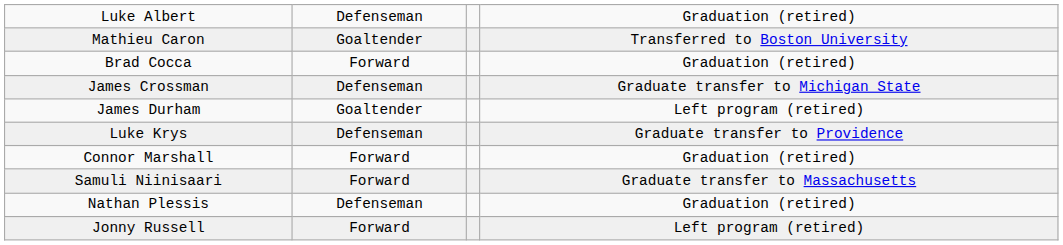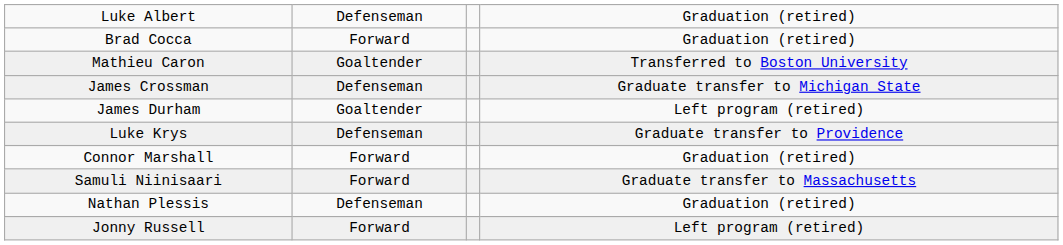rows swapped: (148, 40) <-> (148, 63)
